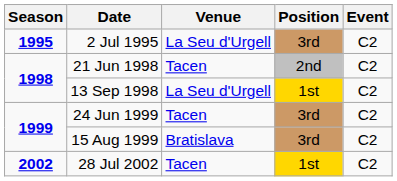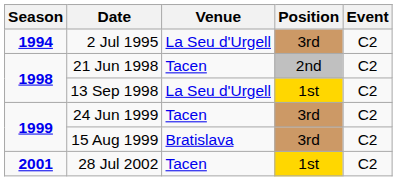(36, 42) 1995 -> (36, 42) 1994
(36, 164) 2002 -> (36, 164) 2001
